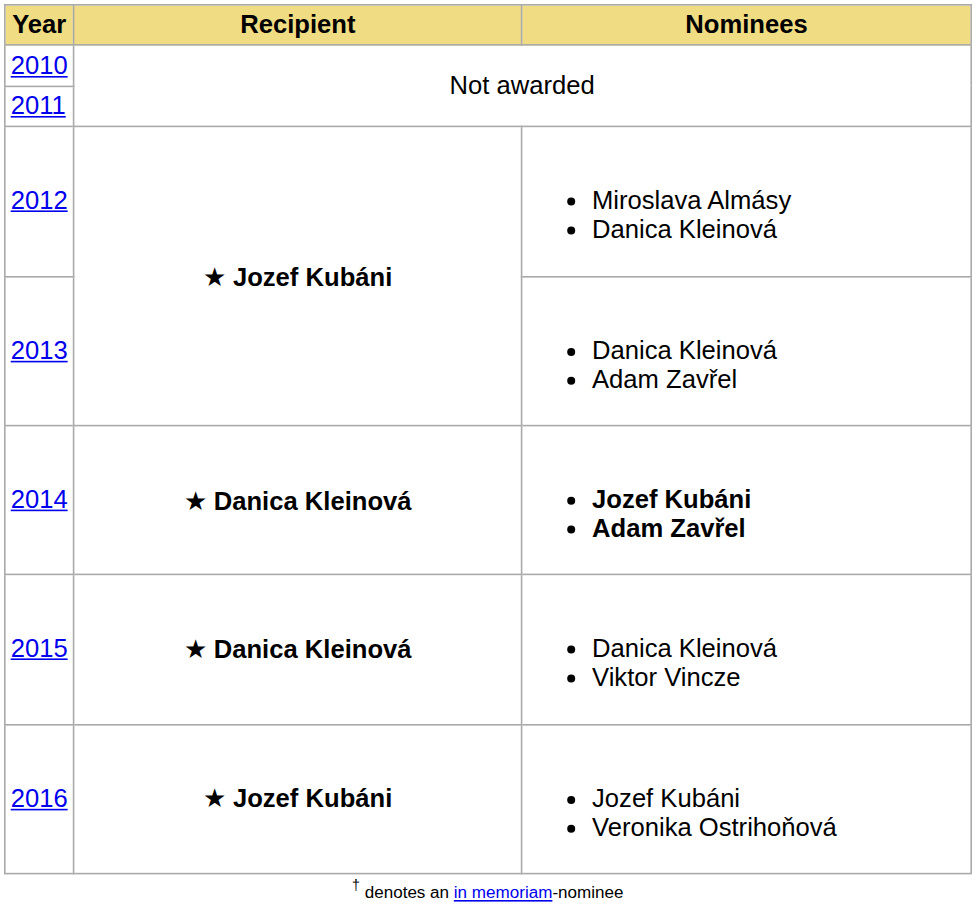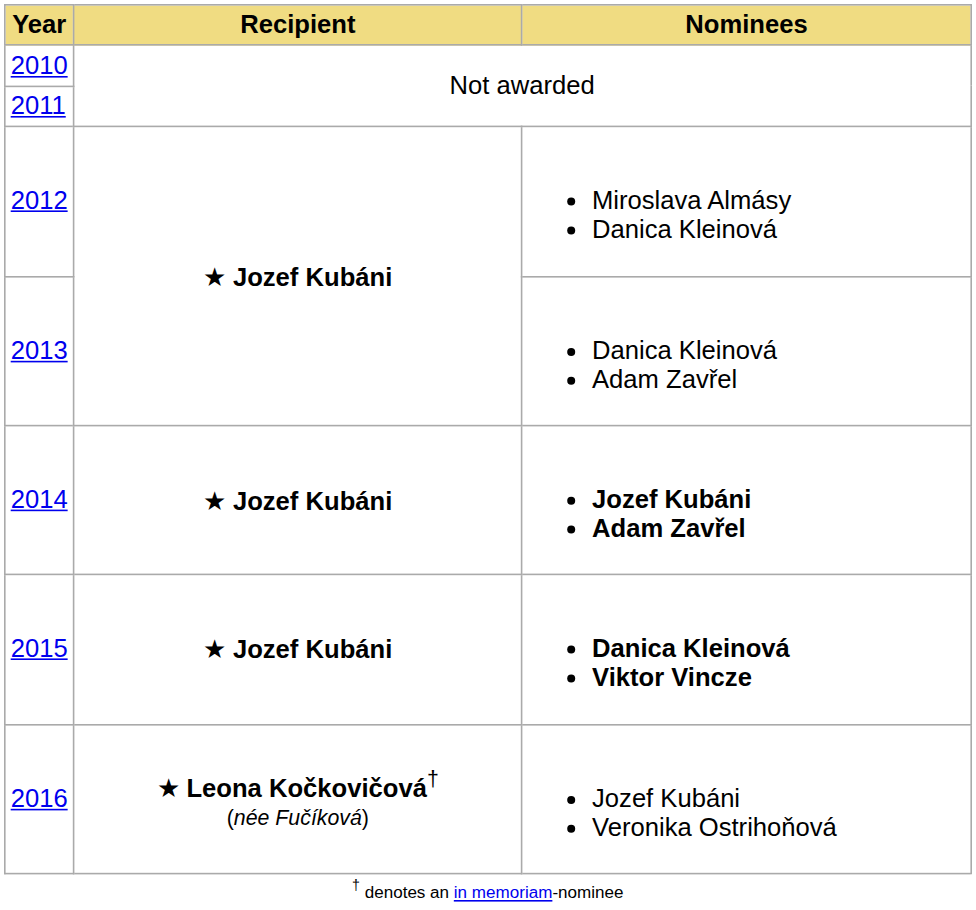(298, 500) ★ Danica Kleinová -> (298, 500) ★ Jozef Kubáni
(298, 650) ★ Danica Kleinová -> (298, 650) ★ Jozef Kubáni
(746, 664) normal -> (746, 664) bold
(298, 799) ★ Jozef Kubáni -> (298, 798) ★ Leona Kočkovičová† (née Fučíková)
